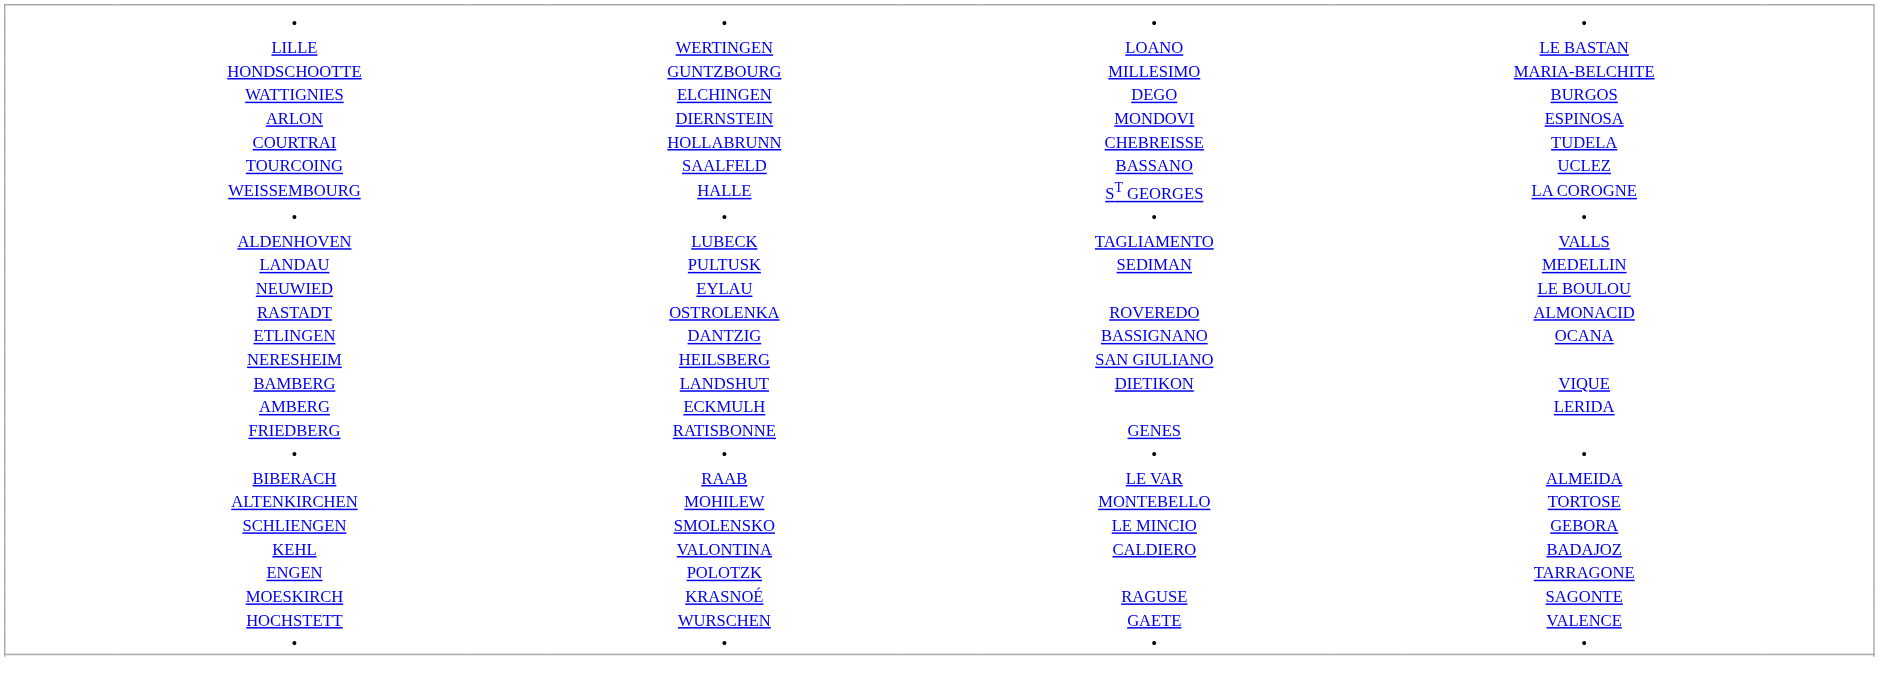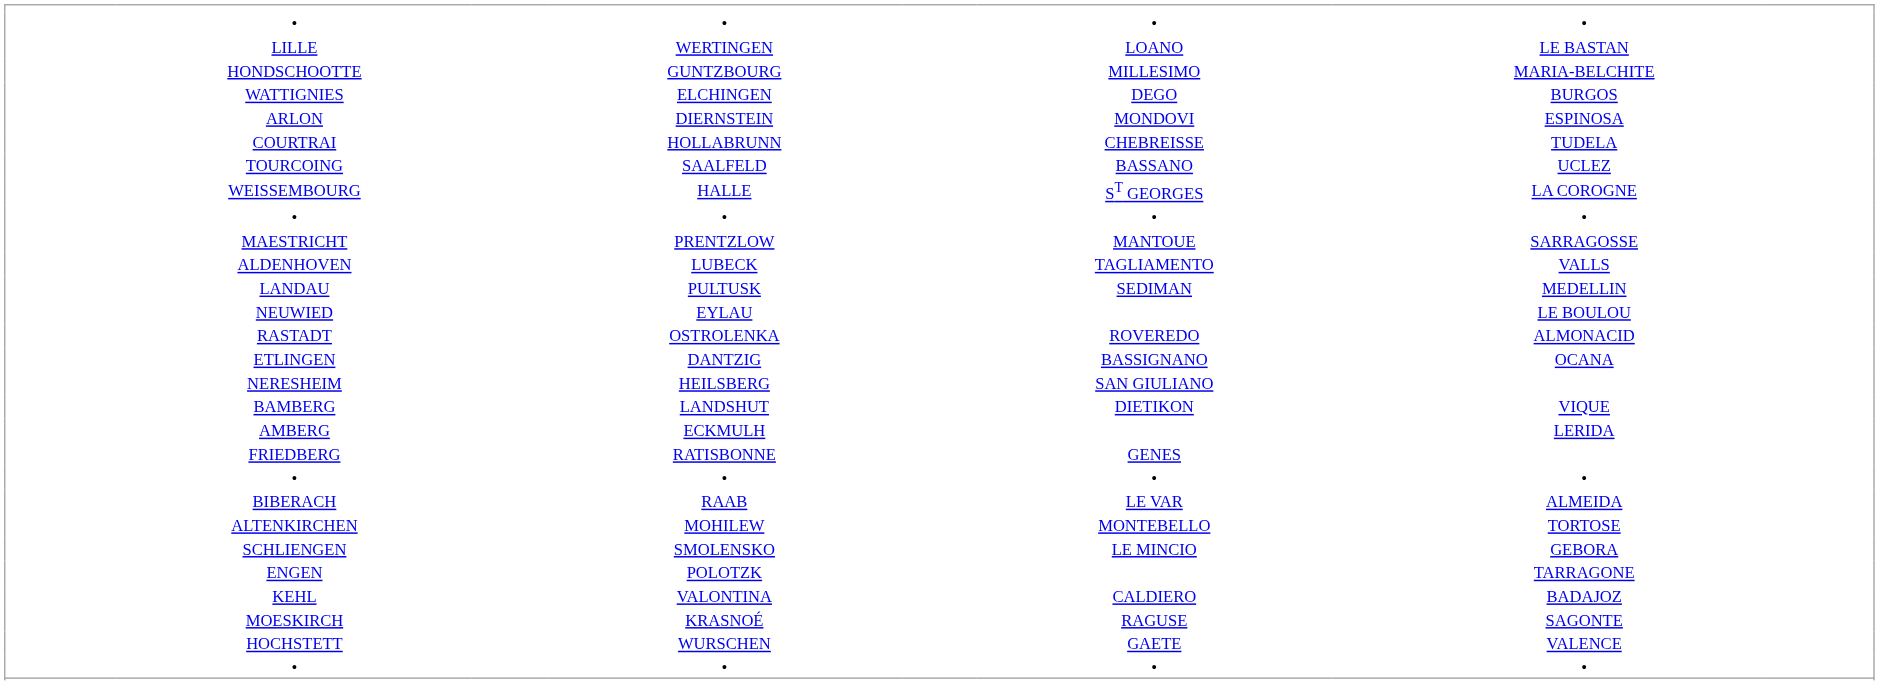+ row: (294, 240)
rows swapped: (294, 548) <-> (294, 572)
